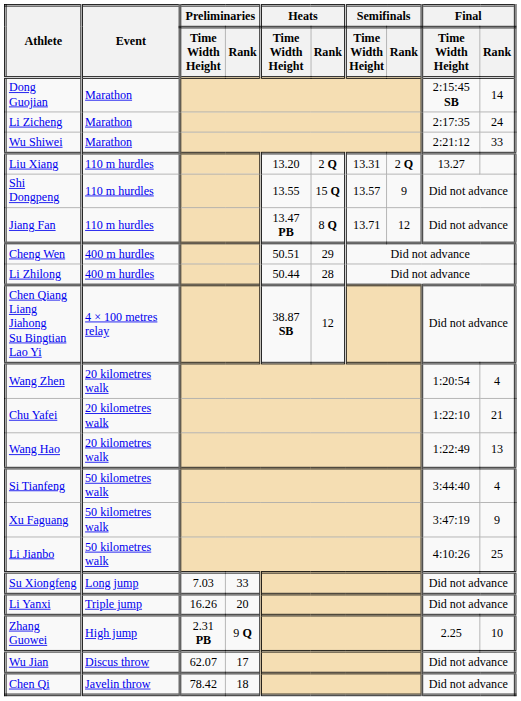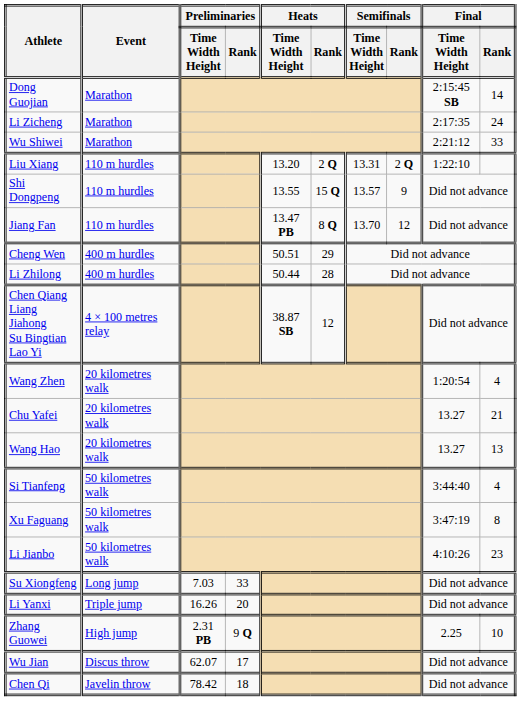(451, 164) 13.27 -> (451, 164) 1:22:10
(367, 225) 13.71 -> (367, 225) 13.70
(451, 415) 1:22:10 -> (451, 415) 13.27
(451, 450) 1:22:49 -> (451, 450) 13.27
(497, 520) 9 -> (497, 520) 8
(497, 554) 25 -> (497, 554) 23
